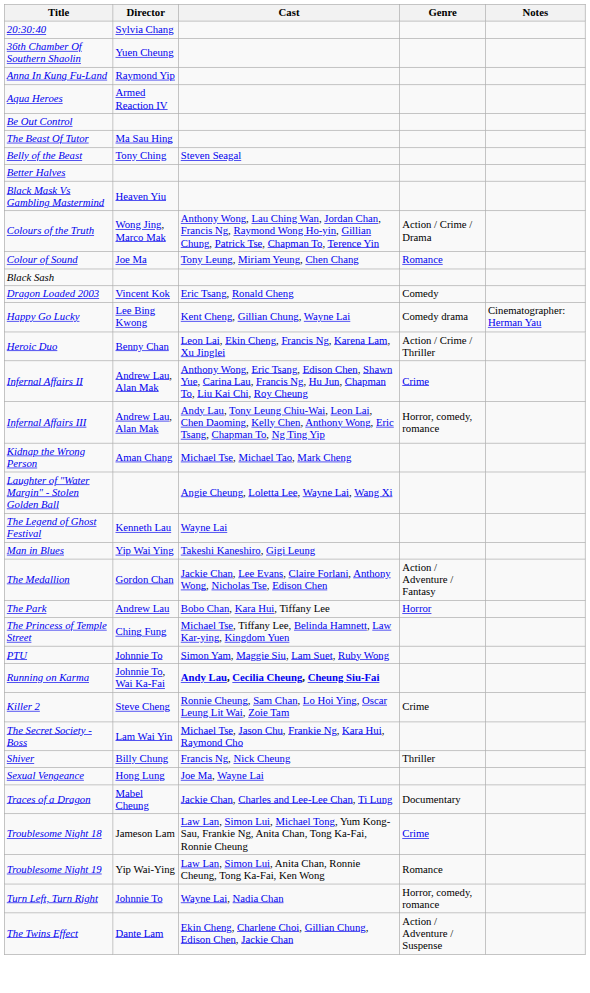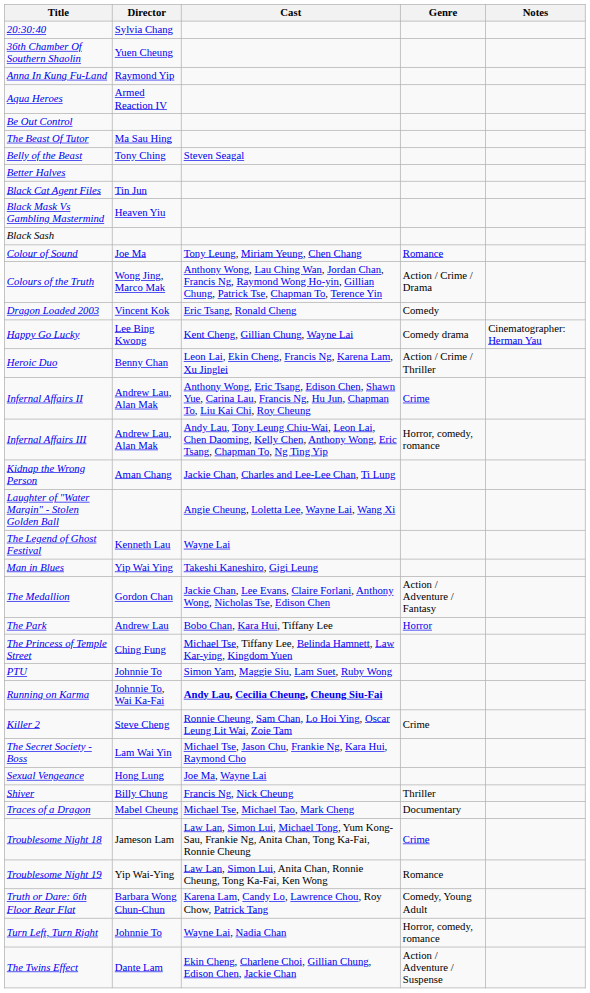+ row: (54, 190)
rows swapped: (30, 277) <-> (50, 231)
(266, 457) Michael Tse, Michael Tao, Mark Cheng -> (290, 474) Jackie Chan, Charles and Lee-Lee Chan, Ti Lung
rows swapped: (45, 776) <-> (20, 759)
(287, 799) Jackie Chan, Charles and Lee-Lee Chan, Ti Lung -> (269, 810) Michael Tse, Michael Tao, Mark Cheng
+ row: (47, 903)
